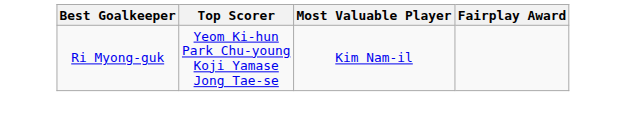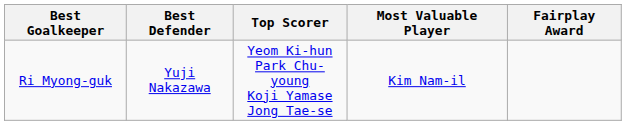+ column: (180, 22)
